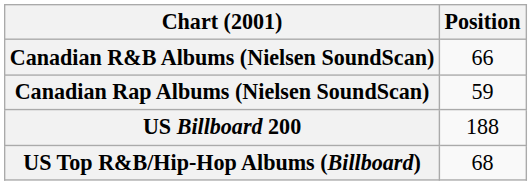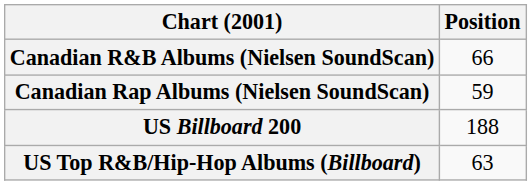(483, 162) 68 -> (483, 162) 63
